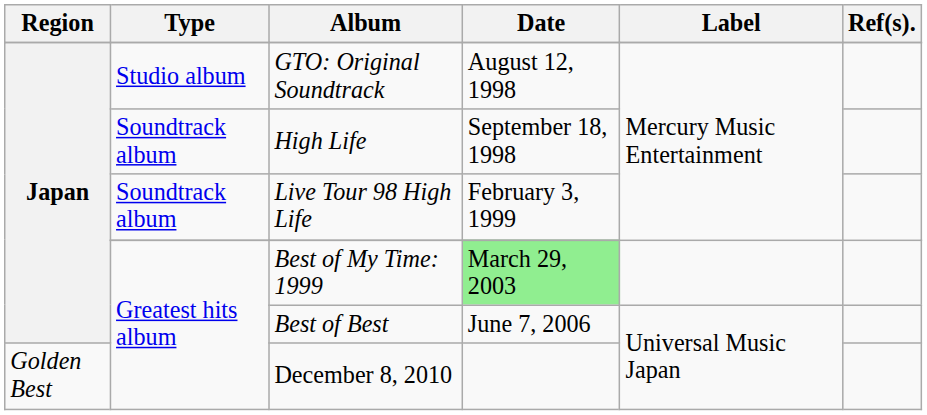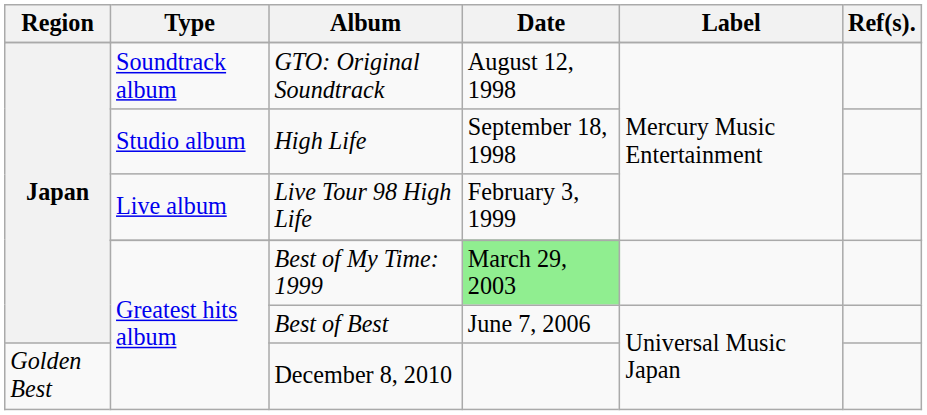(181, 75) Studio album -> (171, 75) Soundtrack album
(171, 141) Soundtrack album -> (181, 141) Studio album
(171, 206) Soundtrack album -> (171, 206) Live album
